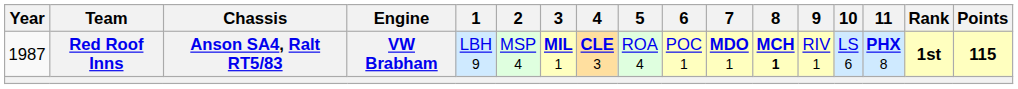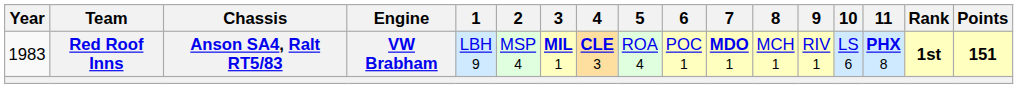(27, 54) 1987 -> (27, 54) 1983
(776, 54) bold -> (776, 54) normal
(983, 54) 115 -> (983, 54) 151
